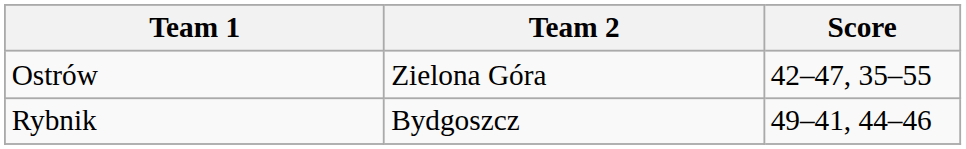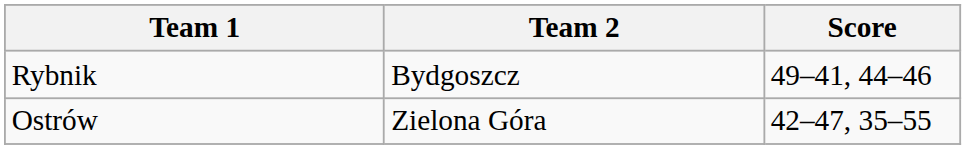rows swapped: (55, 74) <-> (54, 120)
